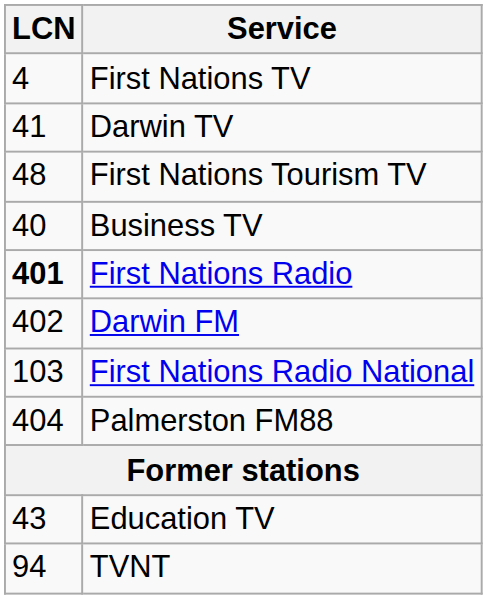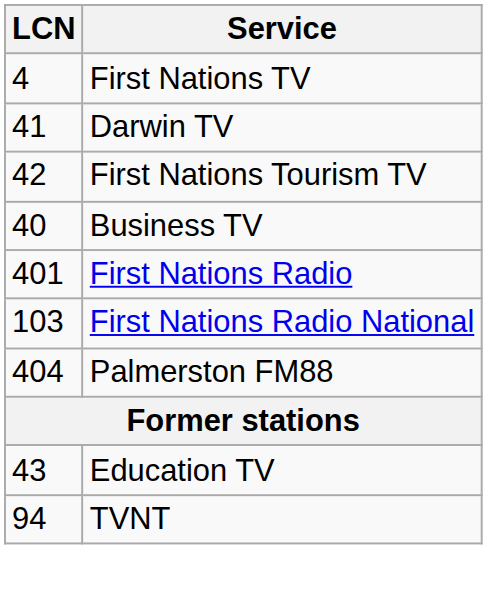(29, 175) 48 -> (29, 175) 42
(38, 273) bold -> (38, 273) normal
- row: (164, 322)
